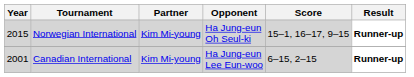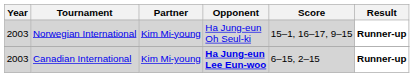(18, 33) 2015 -> (18, 33) 2003
(18, 60) 2001 -> (18, 60) 2003
(234, 60) normal -> (236, 60) bold
